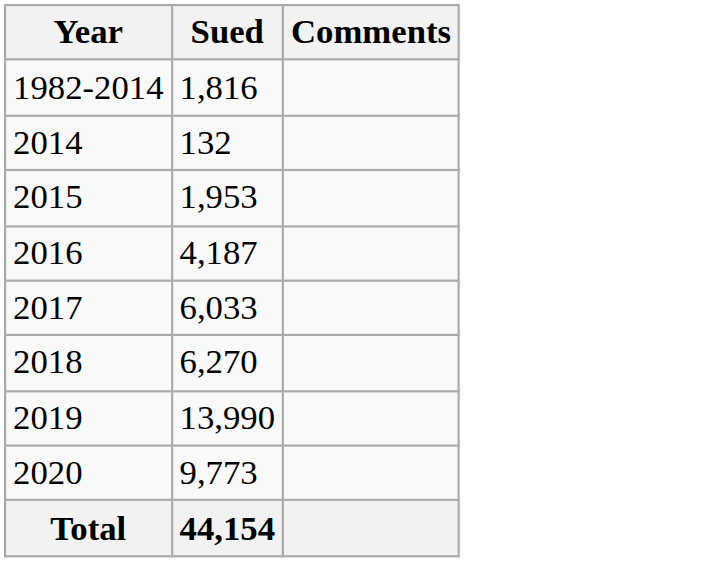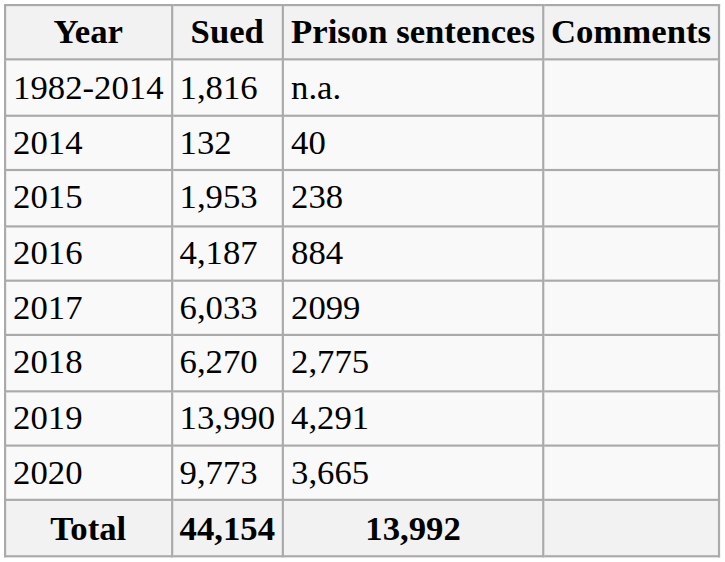+ column: (413, 32)
